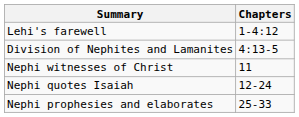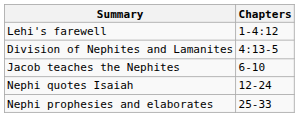+ row: (94, 67)
- row: (90, 67)
